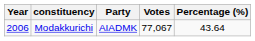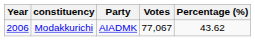(212, 28) 43.64 -> (212, 28) 43.62
